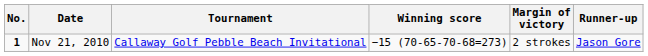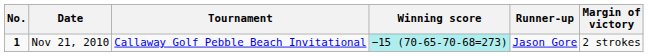columns swapped: (542, 20) <-> (608, 20)
(440, 43) no background -> (440, 43) paleturquoise background
